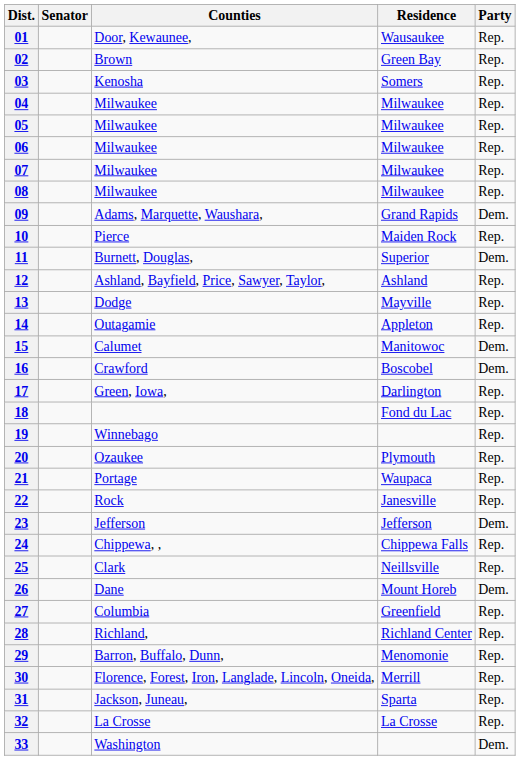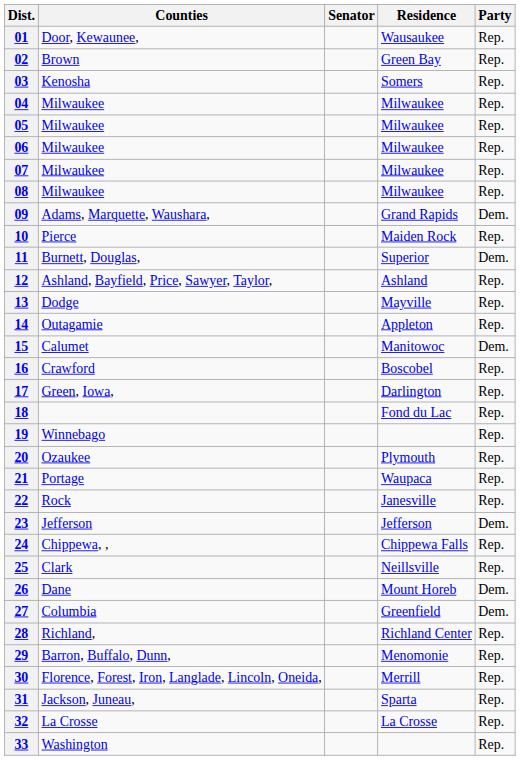columns swapped: (234, 15) <-> (65, 15)
(494, 368) Dem. -> (491, 368) Rep.
(491, 611) Rep. -> (494, 611) Dem.
(494, 744) Dem. -> (491, 744) Rep.
